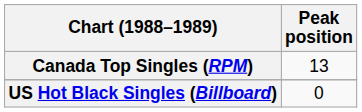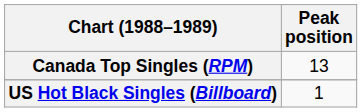(319, 93) 0 -> (319, 93) 1
